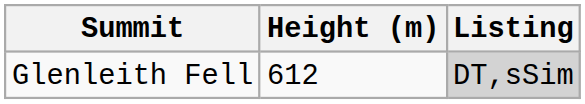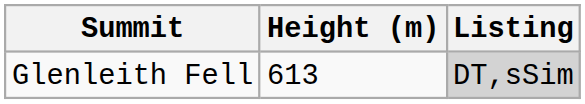(293, 75) 612 -> (293, 75) 613
